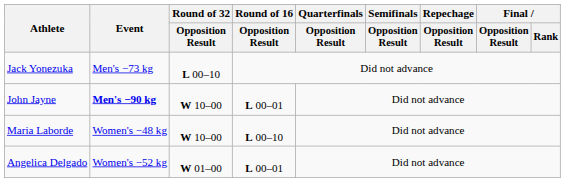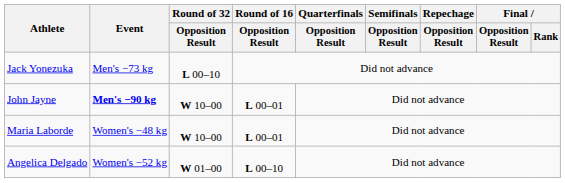(264, 137) L 00–10 -> (264, 137) L 00–01
(264, 169) L 00–01 -> (264, 169) L 00–10
